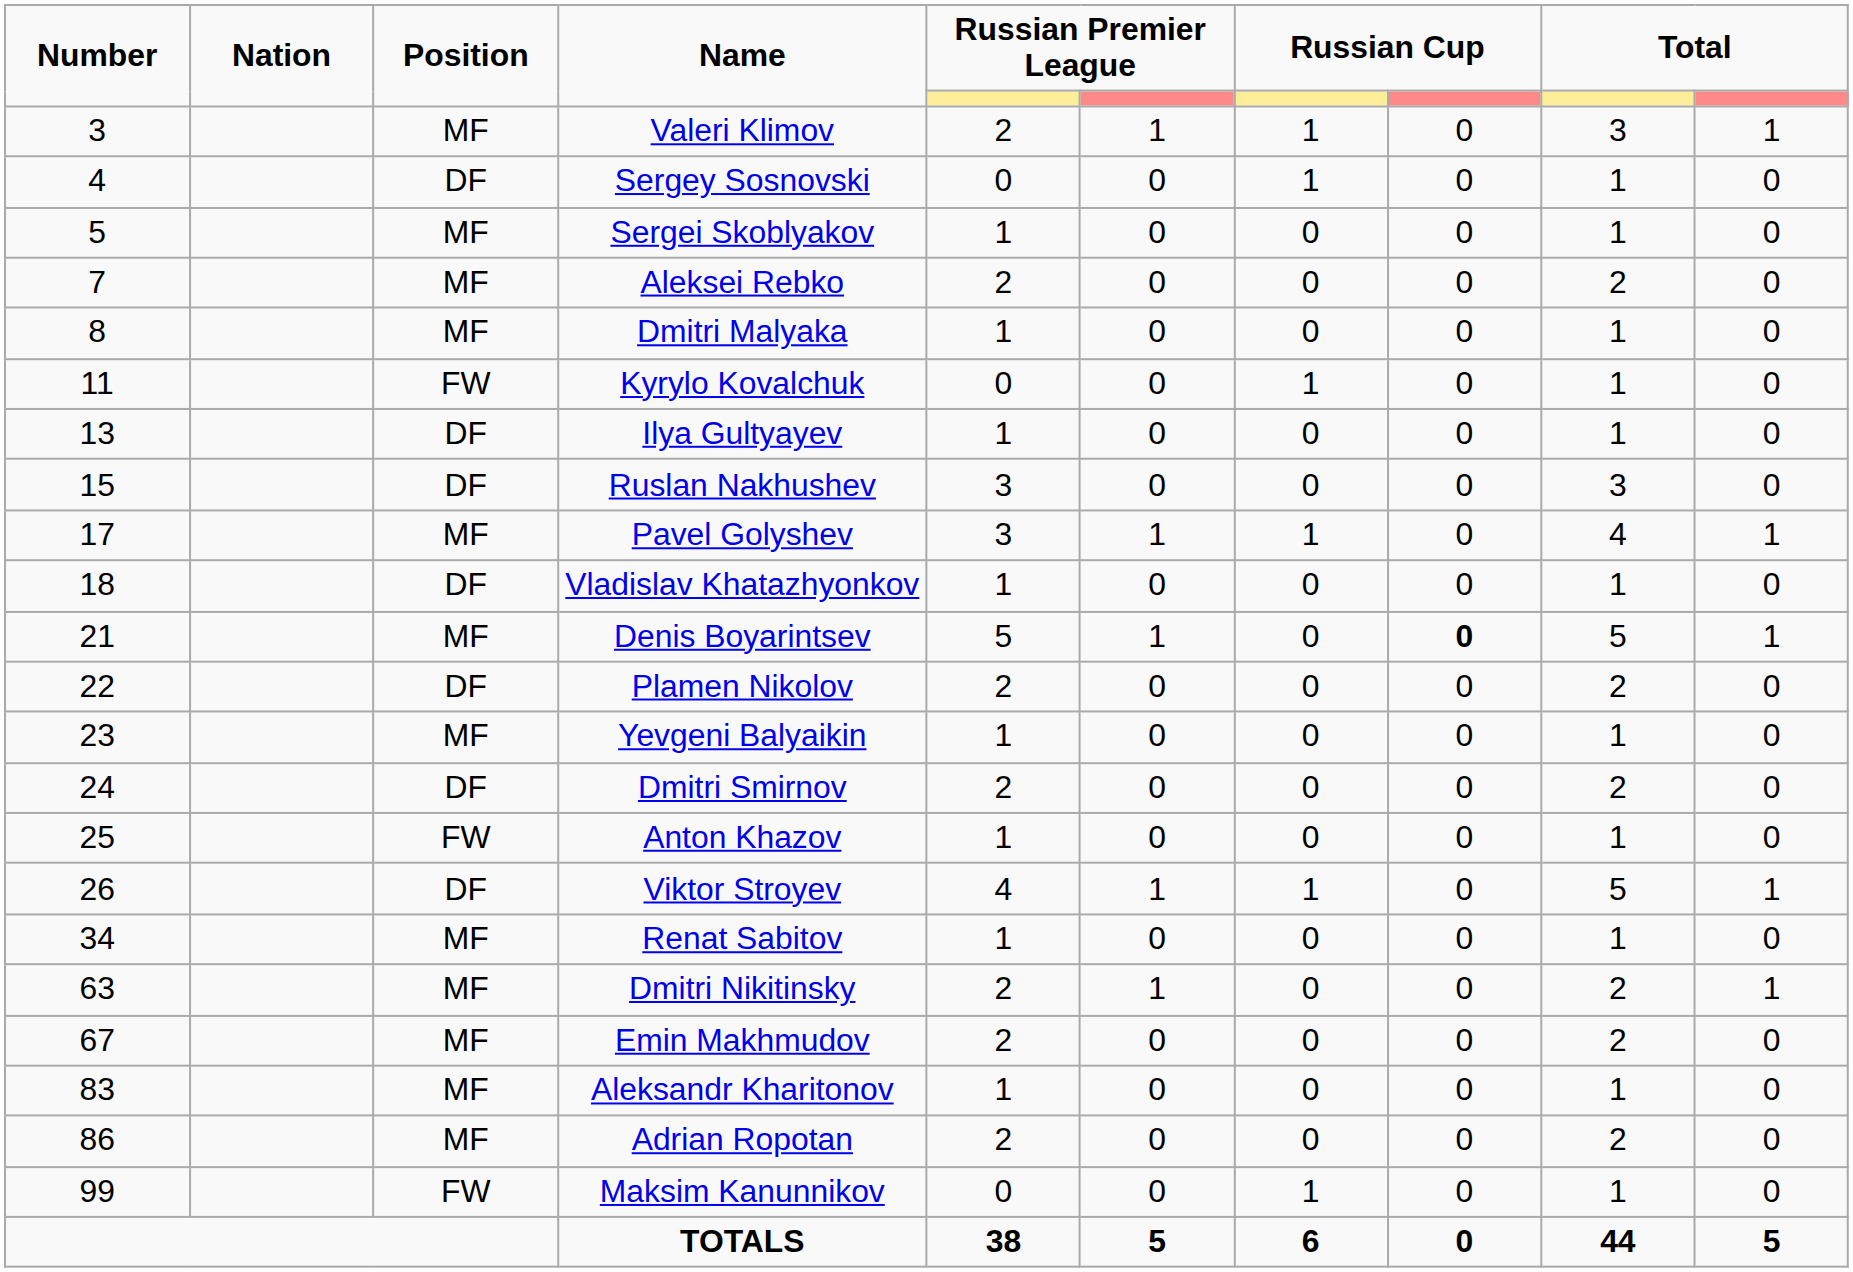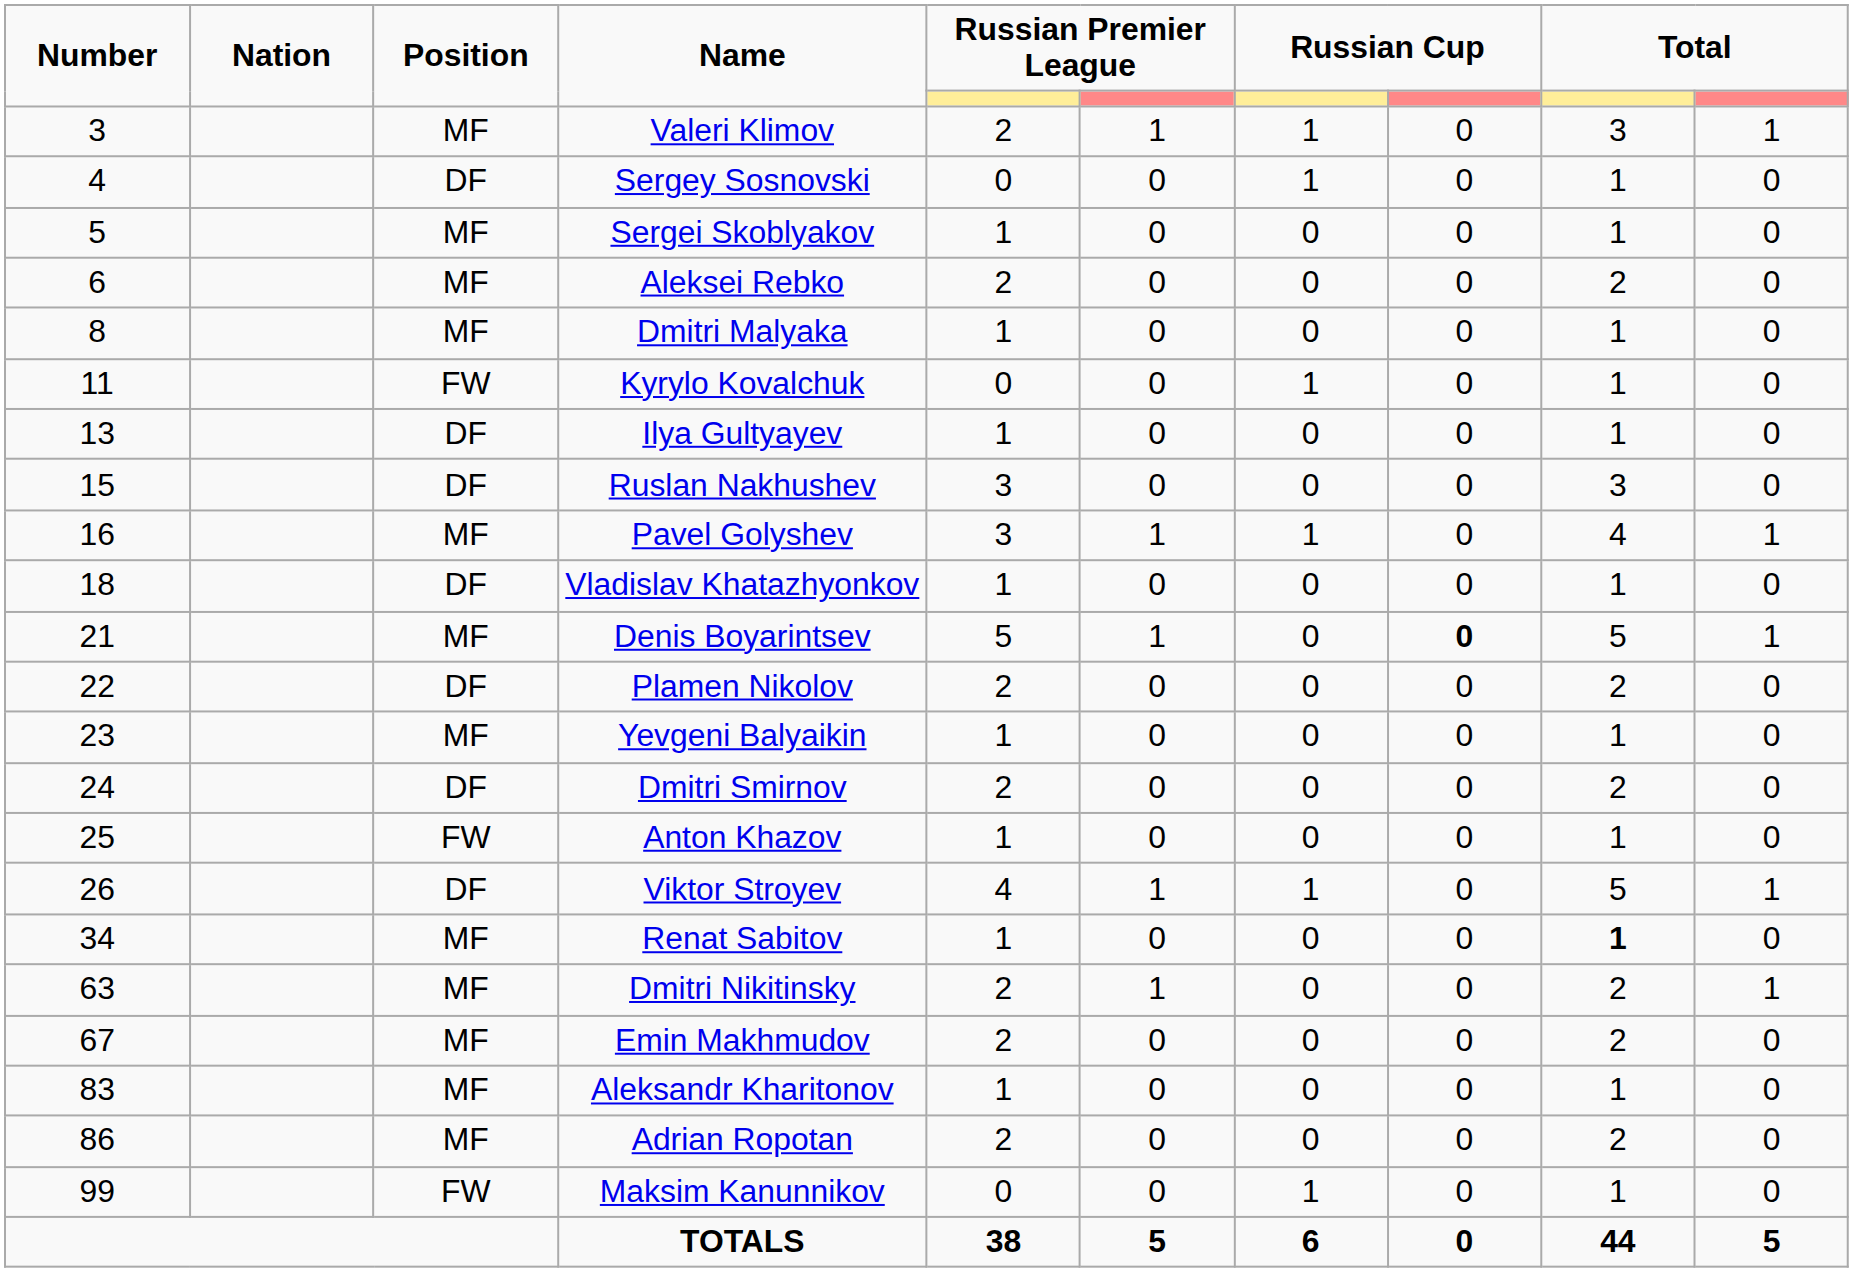(97, 282) 7 -> (97, 282) 6
(97, 534) 17 -> (97, 534) 16
(1618, 938) normal -> (1618, 938) bold
